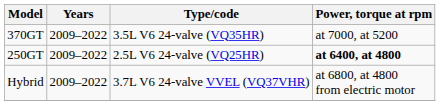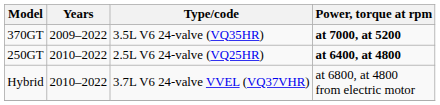(357, 34) normal -> (358, 34) bold
(78, 55) 2009–2022 -> (78, 55) 2010–2022
(78, 82) 2009–2022 -> (78, 82) 2010–2022
